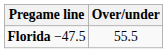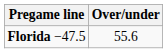(126, 36) 55.5 -> (126, 36) 55.6
